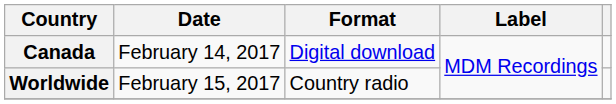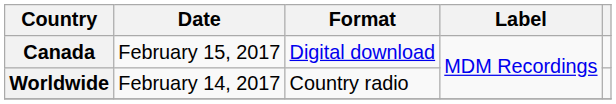(199, 51) February 14, 2017 -> (199, 51) February 15, 2017
(199, 83) February 15, 2017 -> (199, 83) February 14, 2017
